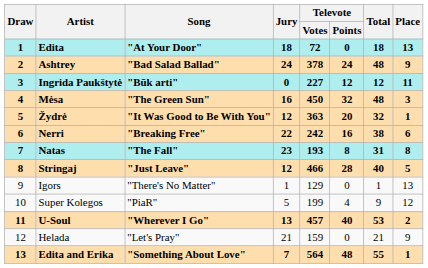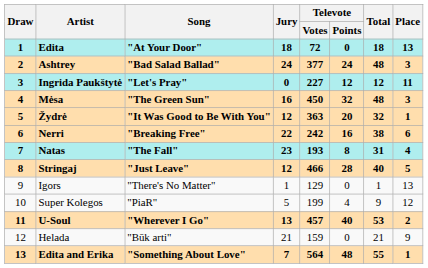(315, 64) 378 -> (315, 64) 377
(408, 64) 9 -> (408, 64) 3
(153, 82) "Būk arti" -> (157, 82) "Let's Pray"
(408, 151) 8 -> (408, 151) 4
(153, 237) "Let's Pray" -> (149, 237) "Būk arti"
